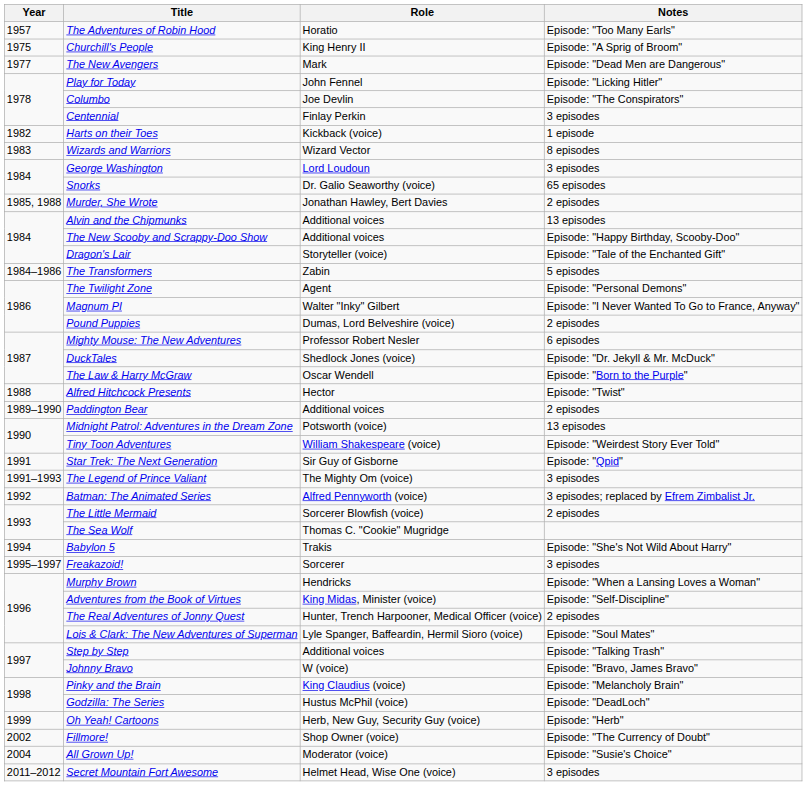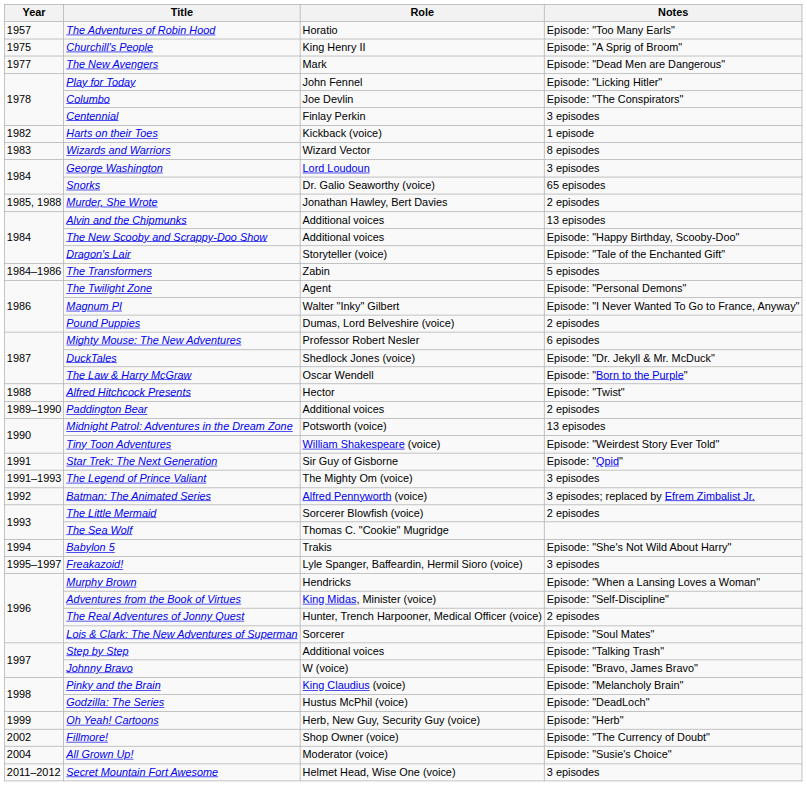(323, 565) Sorcerer -> (413, 565) Lyle Spanger, Baffeardin, Hermil Sioro (voice)
(413, 634) Lyle Spanger, Baffeardin, Hermil Sioro (voice) -> (323, 634) Sorcerer
